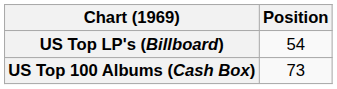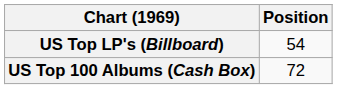(296, 70) 73 -> (296, 70) 72
